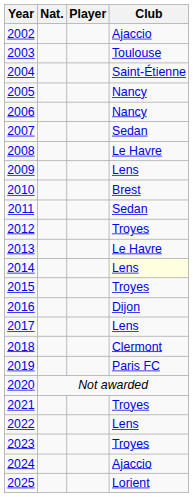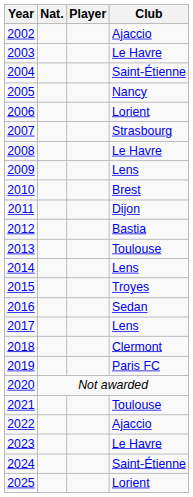(137, 53) Toulouse -> (137, 53) Le Havre
(129, 111) Nancy -> (131, 111) Lorient
(130, 131) Sedan -> (142, 131) Strasbourg
(130, 209) Sedan -> (126, 209) Dijon
(131, 229) Troyes -> (129, 229) Bastia
(137, 248) Le Havre -> (137, 248) Toulouse
(125, 268) lightyellow background -> (125, 268) no background
(126, 307) Dijon -> (130, 307) Sedan
(131, 405) Troyes -> (137, 405) Toulouse
(125, 424) Lens -> (132, 424) Ajaccio
(131, 444) Troyes -> (137, 444) Le Havre
(132, 463) Ajaccio -> (149, 463) Saint-Étienne
